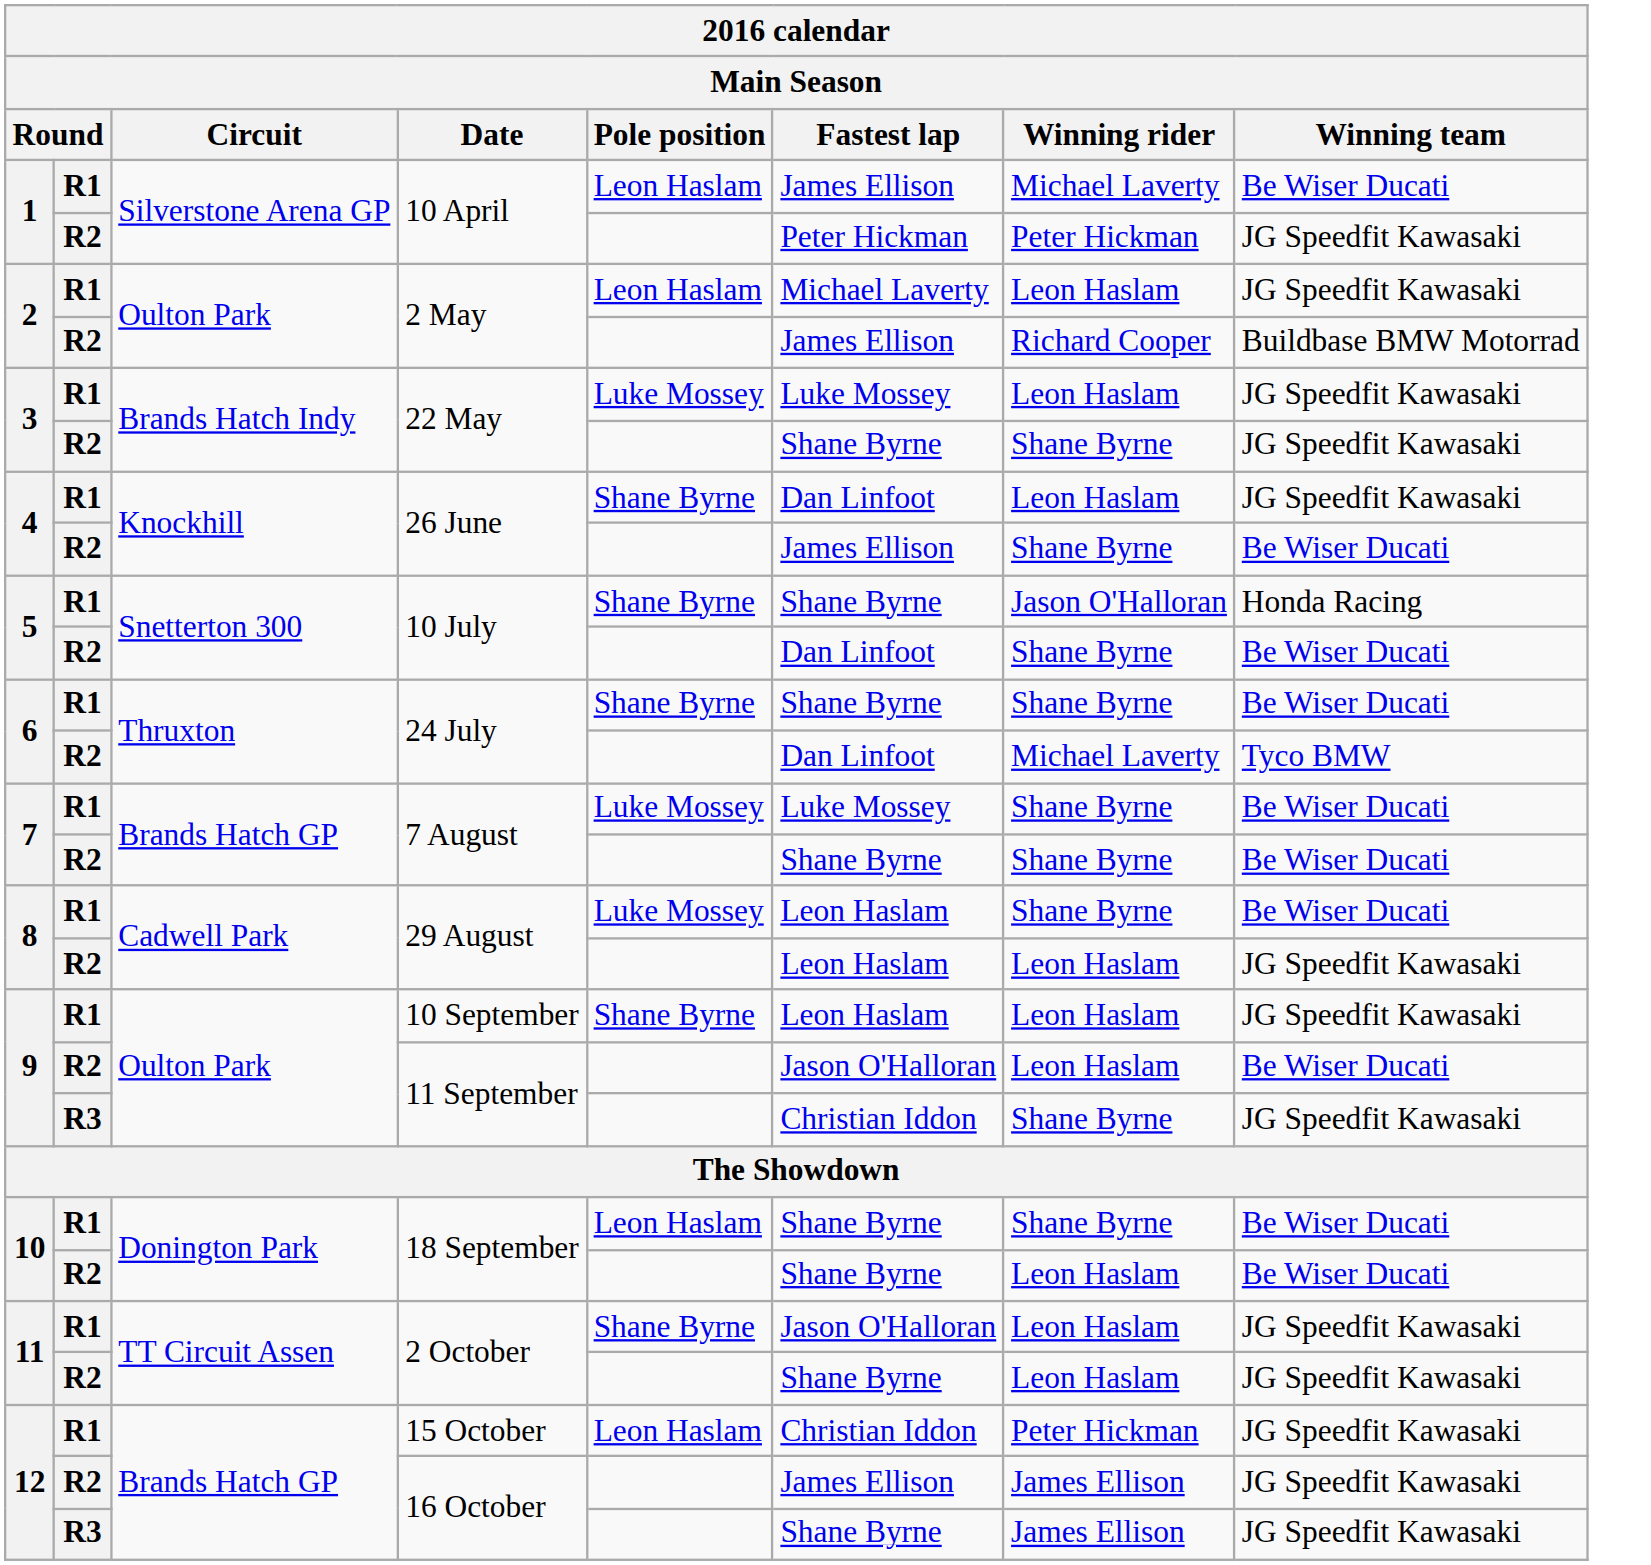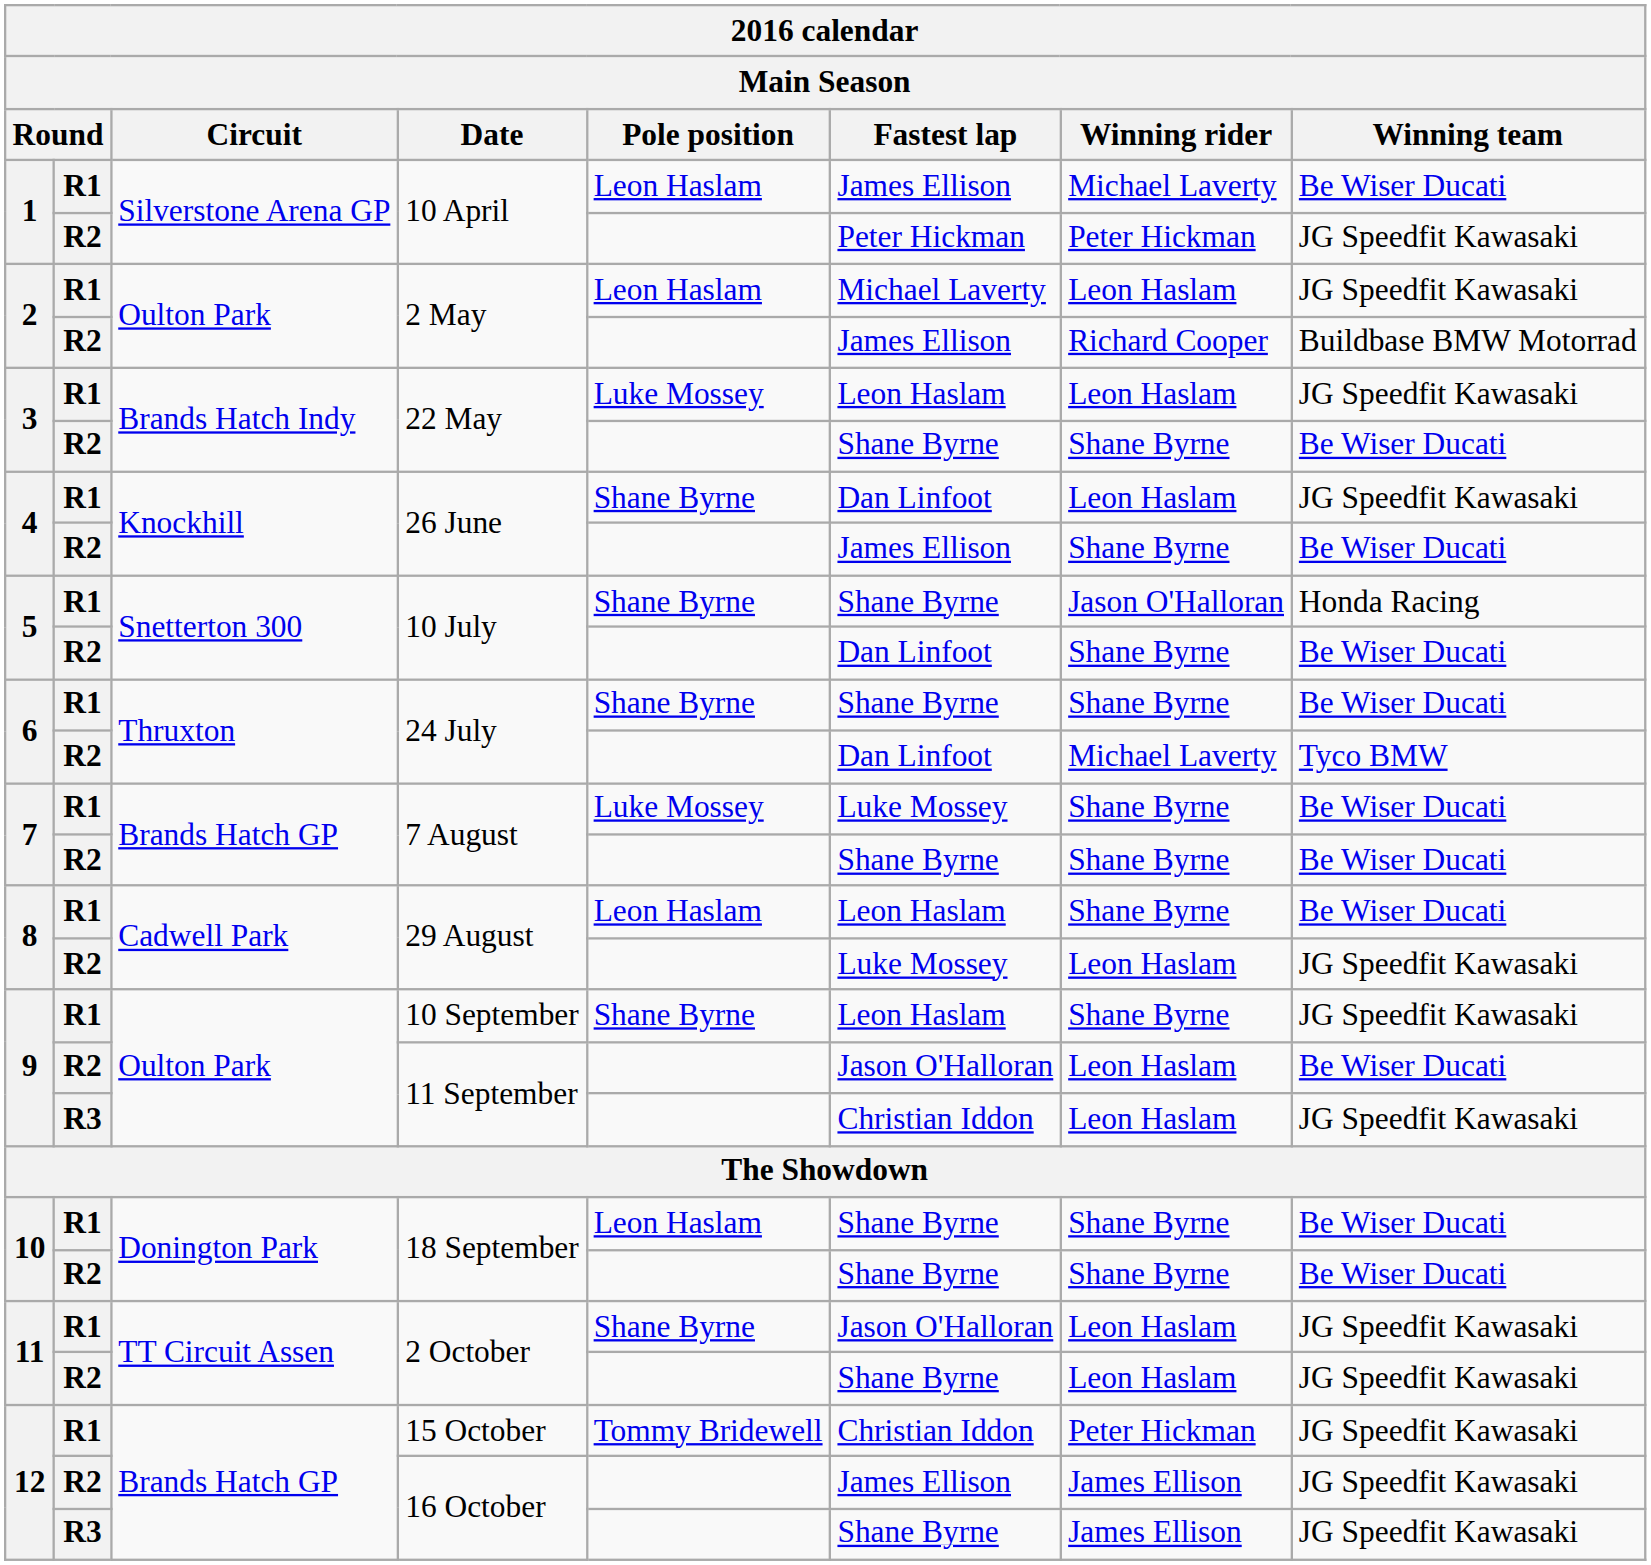(865, 392) Luke Mossey -> (922, 392) Leon Haslam
(1381, 444) JG Speedfit Kawasaki -> (1403, 444) Be Wiser Ducati
(679, 911) Luke Mossey -> (678, 911) Leon Haslam
(865, 962) Leon Haslam -> (922, 962) Luke Mossey
(1095, 1014) Leon Haslam -> (1149, 1014) Shane Byrne
(1092, 1118) Shane Byrne -> (1152, 1118) Leon Haslam
(1095, 1273) Leon Haslam -> (1149, 1273) Shane Byrne
(678, 1429) Leon Haslam -> (708, 1429) Tommy Bridewell
